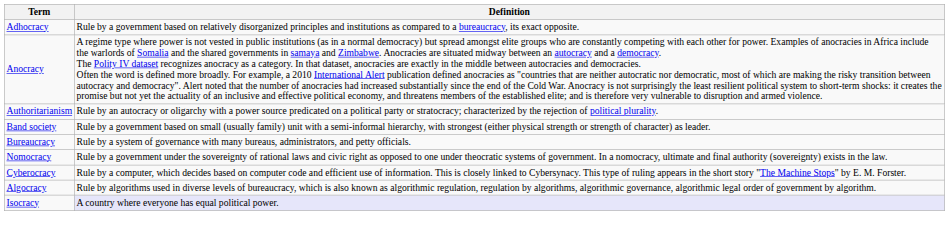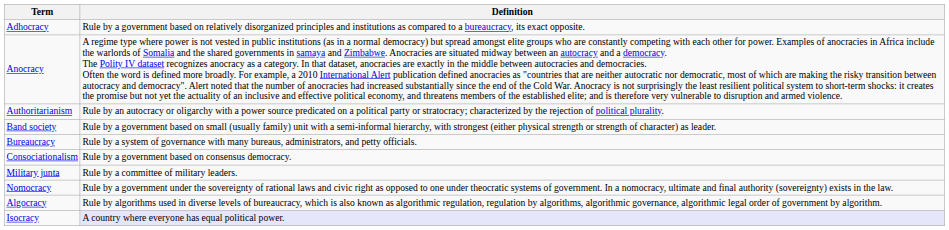+ row: (42, 157)
+ row: (33, 172)
- row: (31, 172)
